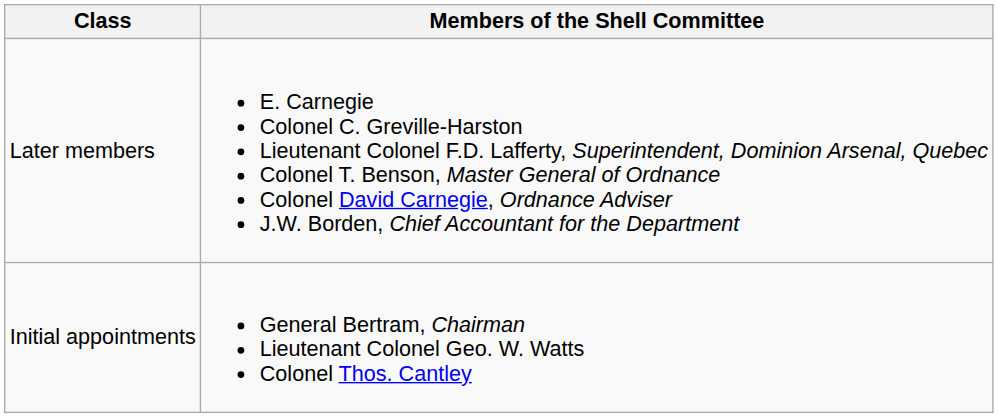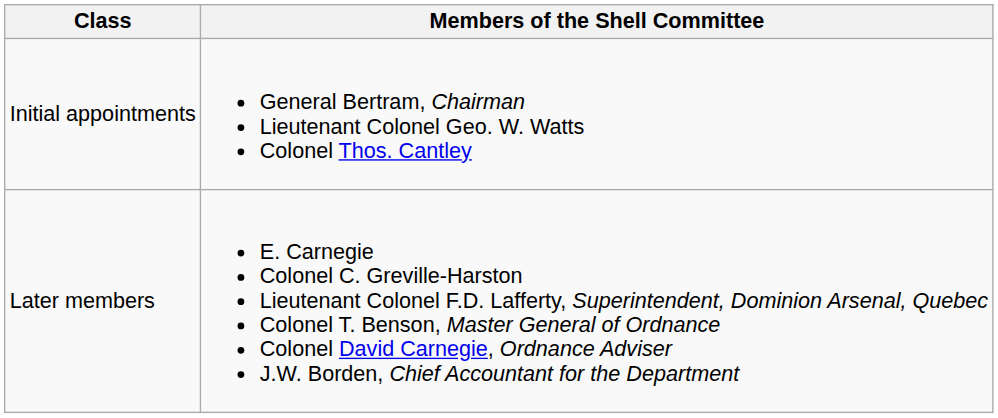rows swapped: (103, 337) <-> (82, 150)
